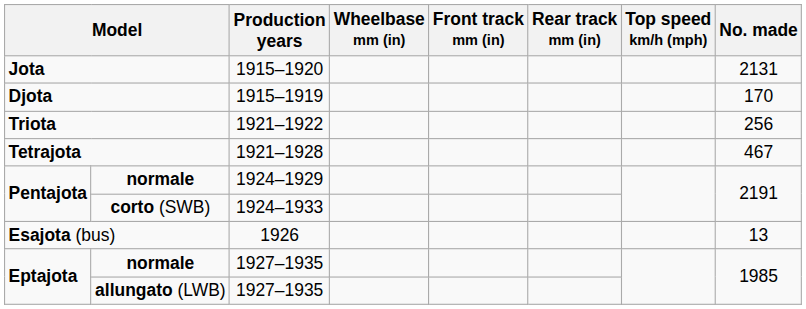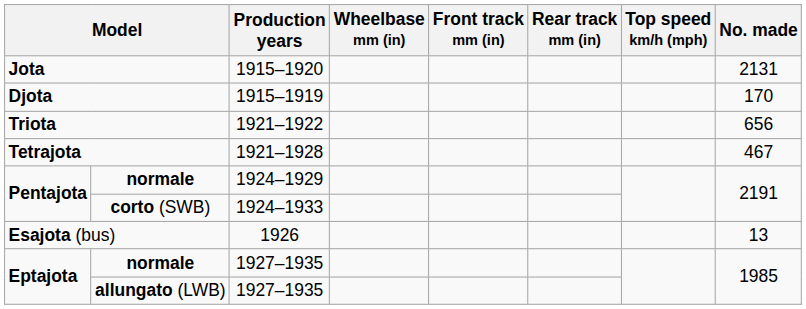(759, 124) 256 -> (759, 124) 656
